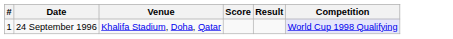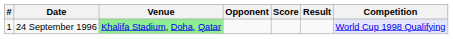+ column: (247, 12)
(161, 27) no background -> (161, 27) lightgreen background
